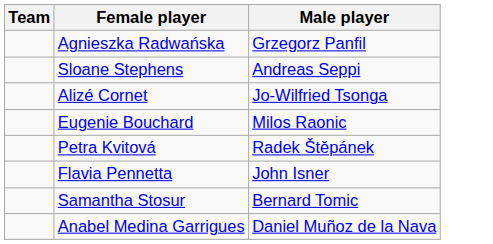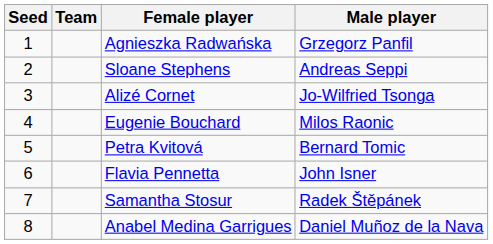+ column: (28, 17)
(313, 148) Radek Štěpánek -> (352, 148) Bernard Tomic
(305, 200) Bernard Tomic -> (360, 200) Radek Štěpánek
